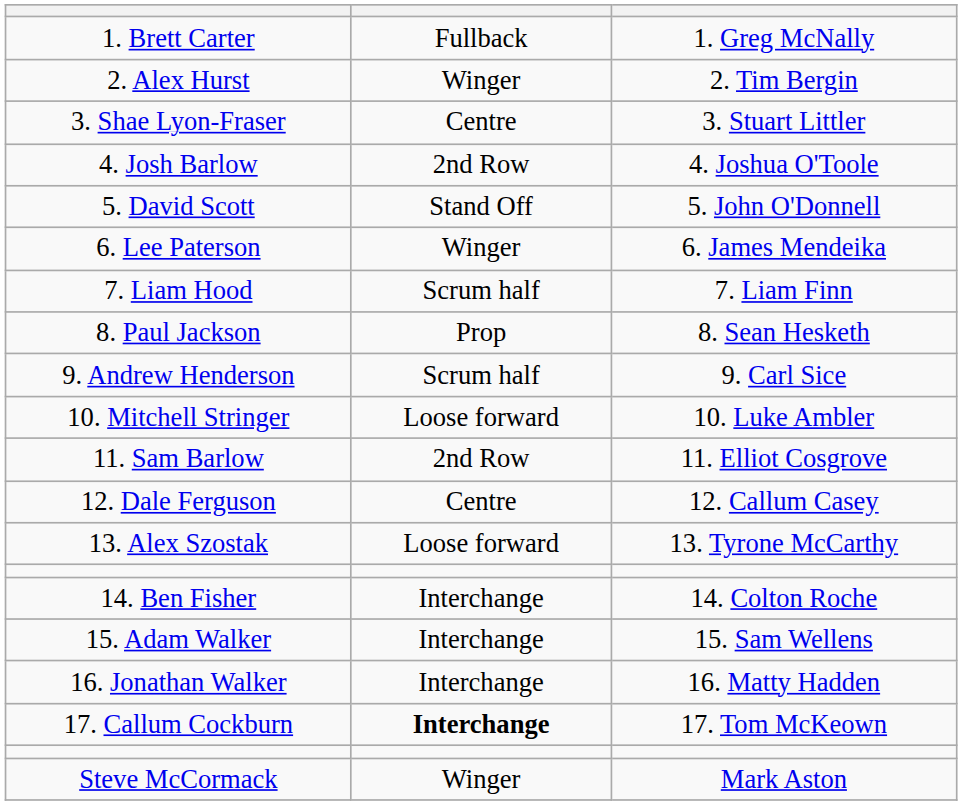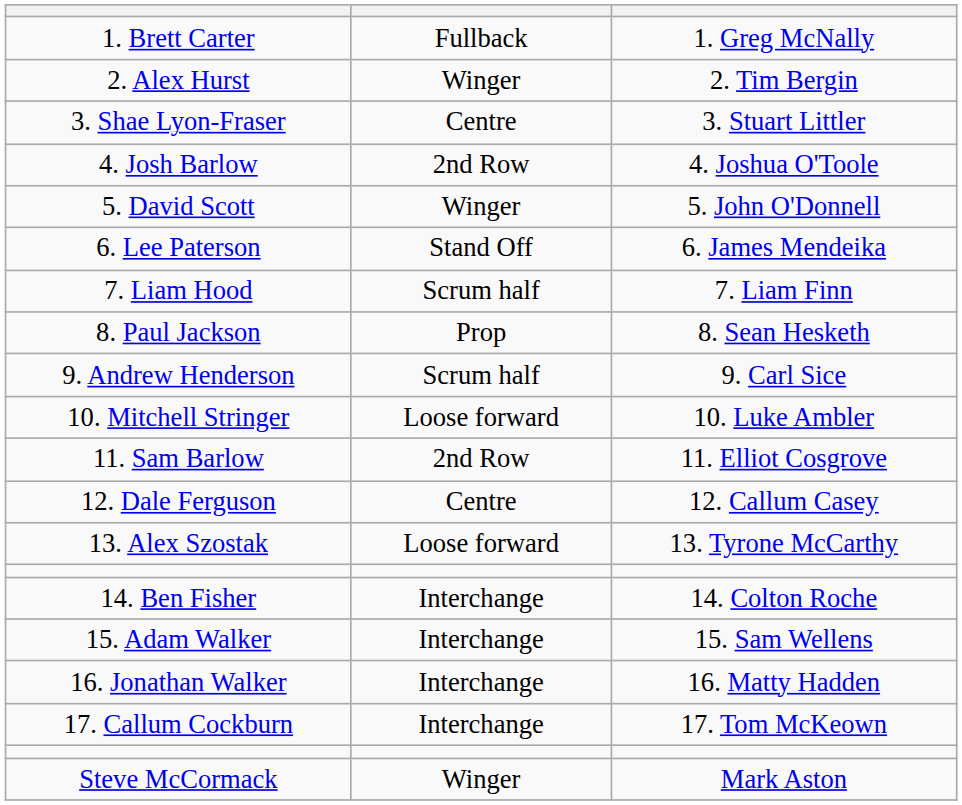(481, 206) Stand Off -> (481, 206) Winger
(481, 248) Winger -> (481, 248) Stand Off
(481, 724) bold -> (481, 724) normal
